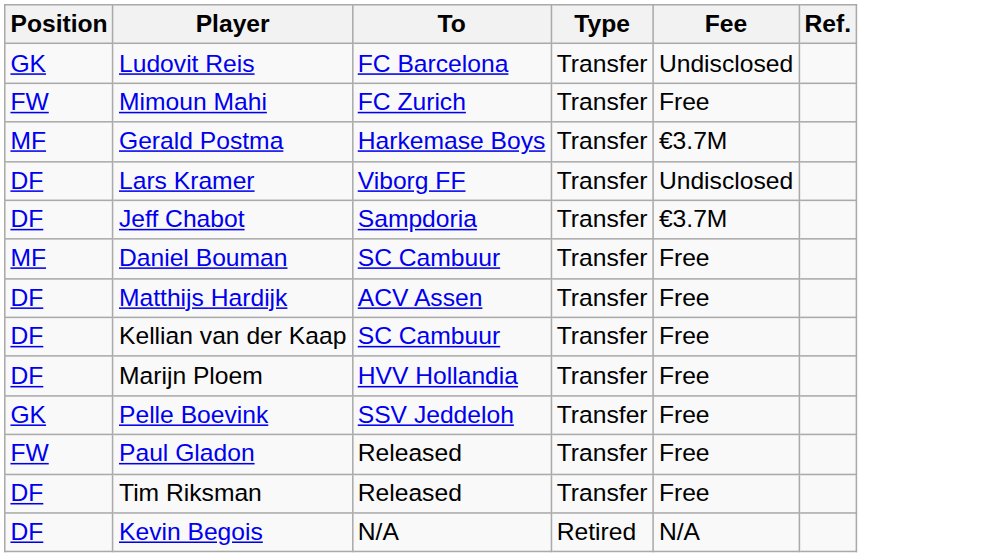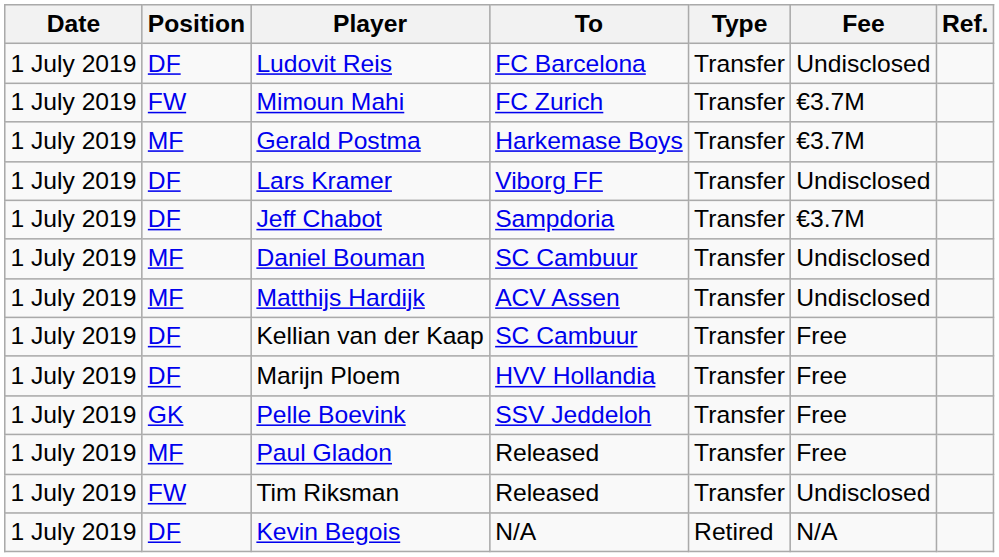+ column: (73, 24)
(28, 63) GK -> (164, 63) DF
(684, 102) Free -> (831, 102) €3.7M
(684, 258) Free -> (863, 258) Undisclosed
(27, 297) DF -> (166, 297) MF
(684, 297) Free -> (863, 297) Undisclosed
(30, 453) FW -> (166, 453) MF
(27, 492) DF -> (167, 492) FW
(684, 492) Free -> (863, 492) Undisclosed
